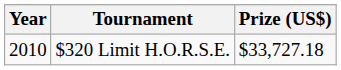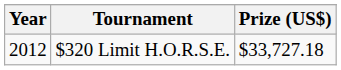(28, 49) 2010 -> (28, 49) 2012
